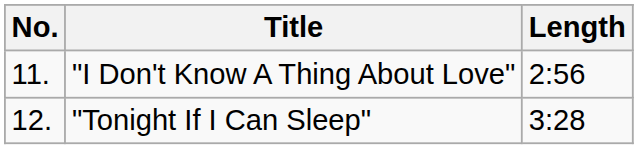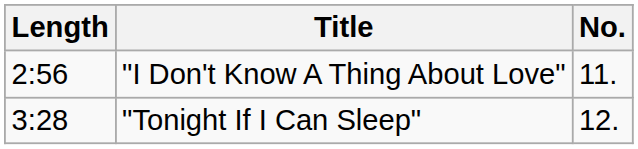columns swapped: (35, 27) <-> (577, 27)
